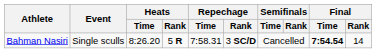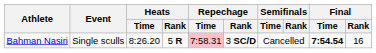(206, 41) no background -> (206, 41) pink background
(358, 41) 14 -> (358, 41) 16
